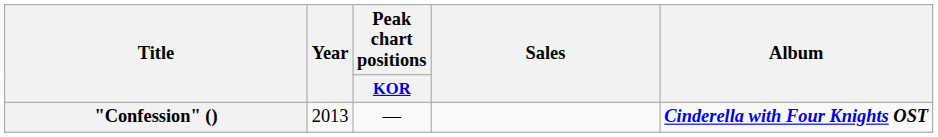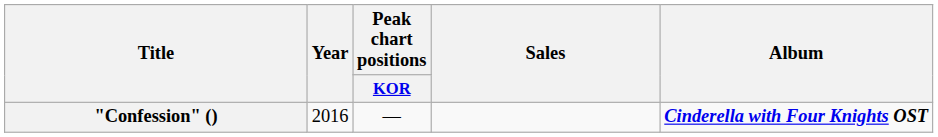(330, 116) 2013 -> (330, 116) 2016
